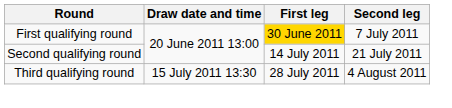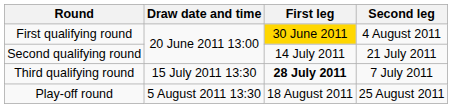(387, 34) 7 July 2011 -> (402, 34) 4 August 2011
(304, 73) normal -> (310, 73) bold
(387, 73) 4 August 2011 -> (402, 73) 7 July 2011
+ row: (74, 93)
